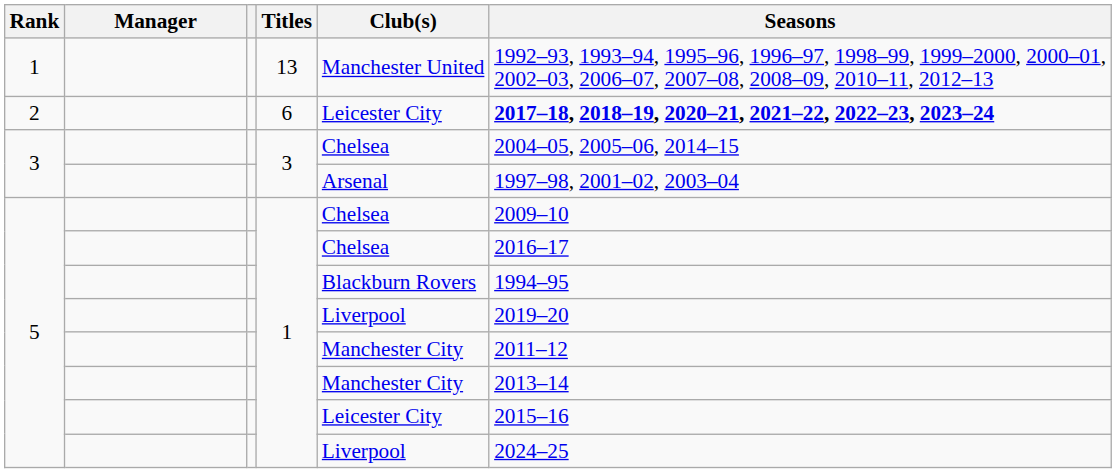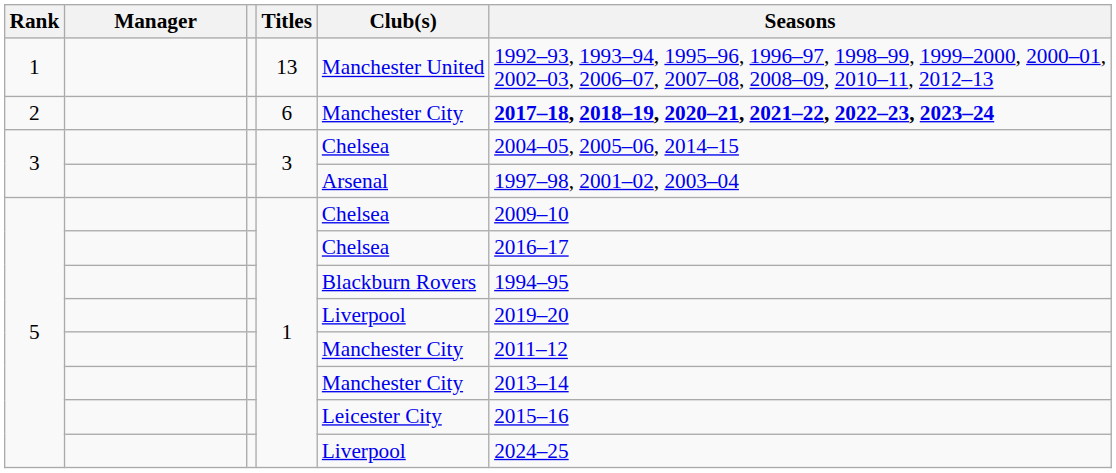(382, 112) Leicester City -> (392, 112) Manchester City
